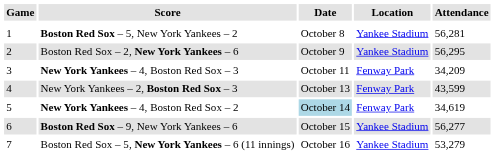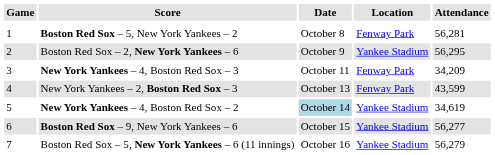(392, 33) Yankee Stadium -> (385, 33) Fenway Park
(385, 107) Fenway Park -> (392, 107) Yankee Stadium
(450, 144) 53,279 -> (450, 144) 56,279
